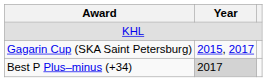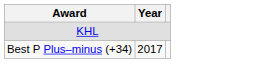- row: (99, 49)
(210, 67) lightgrey background -> (150, 49) no background
